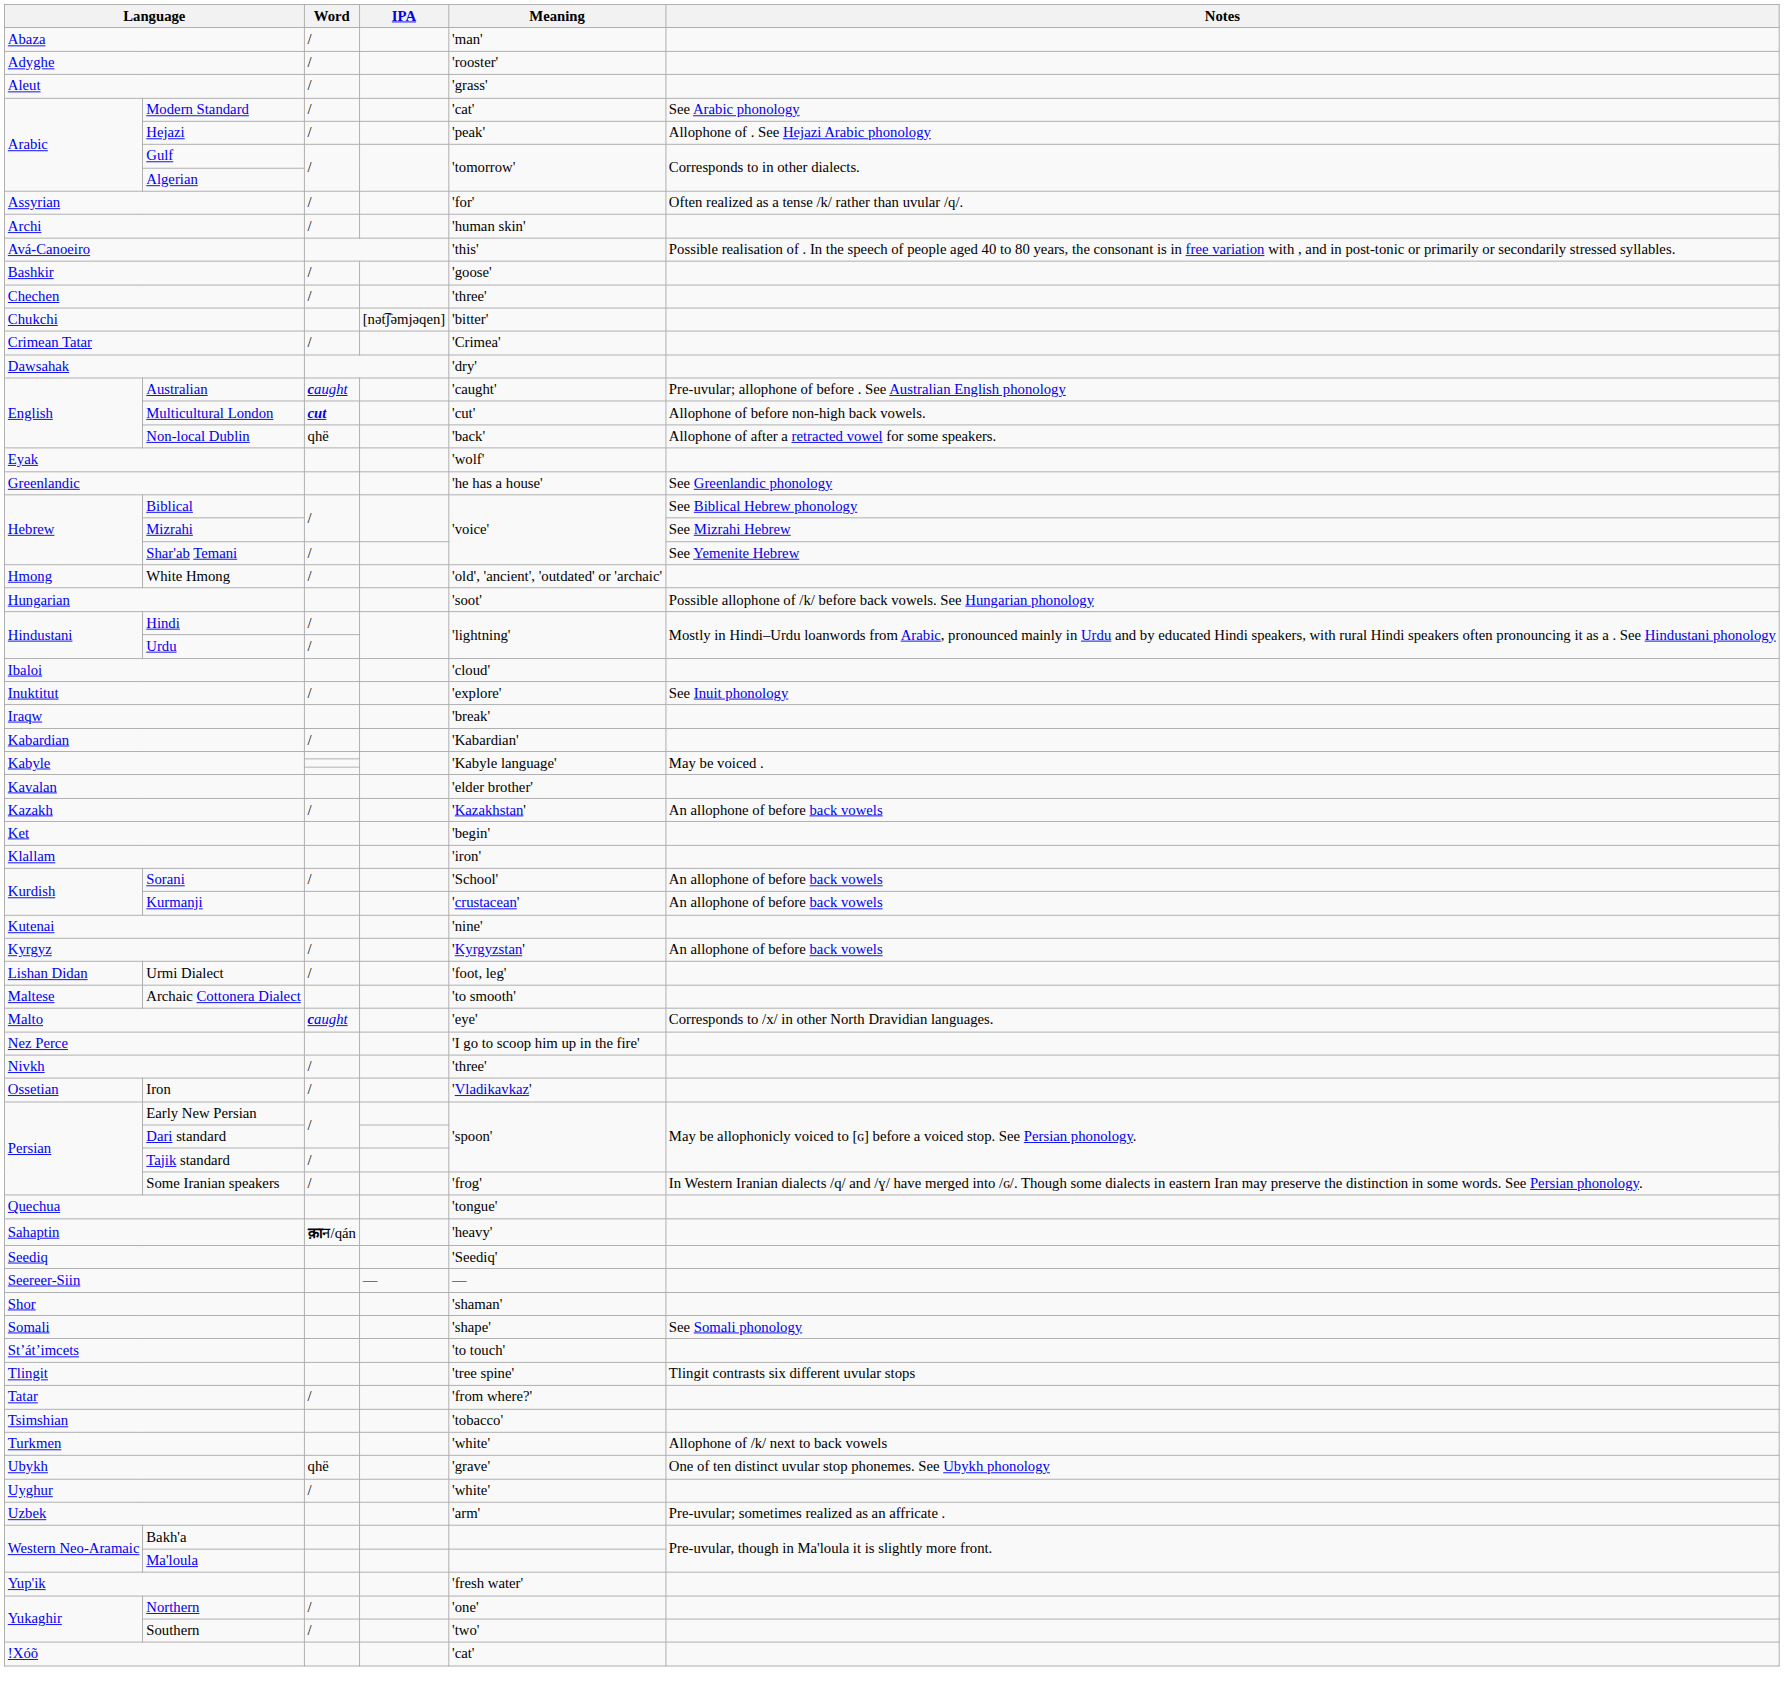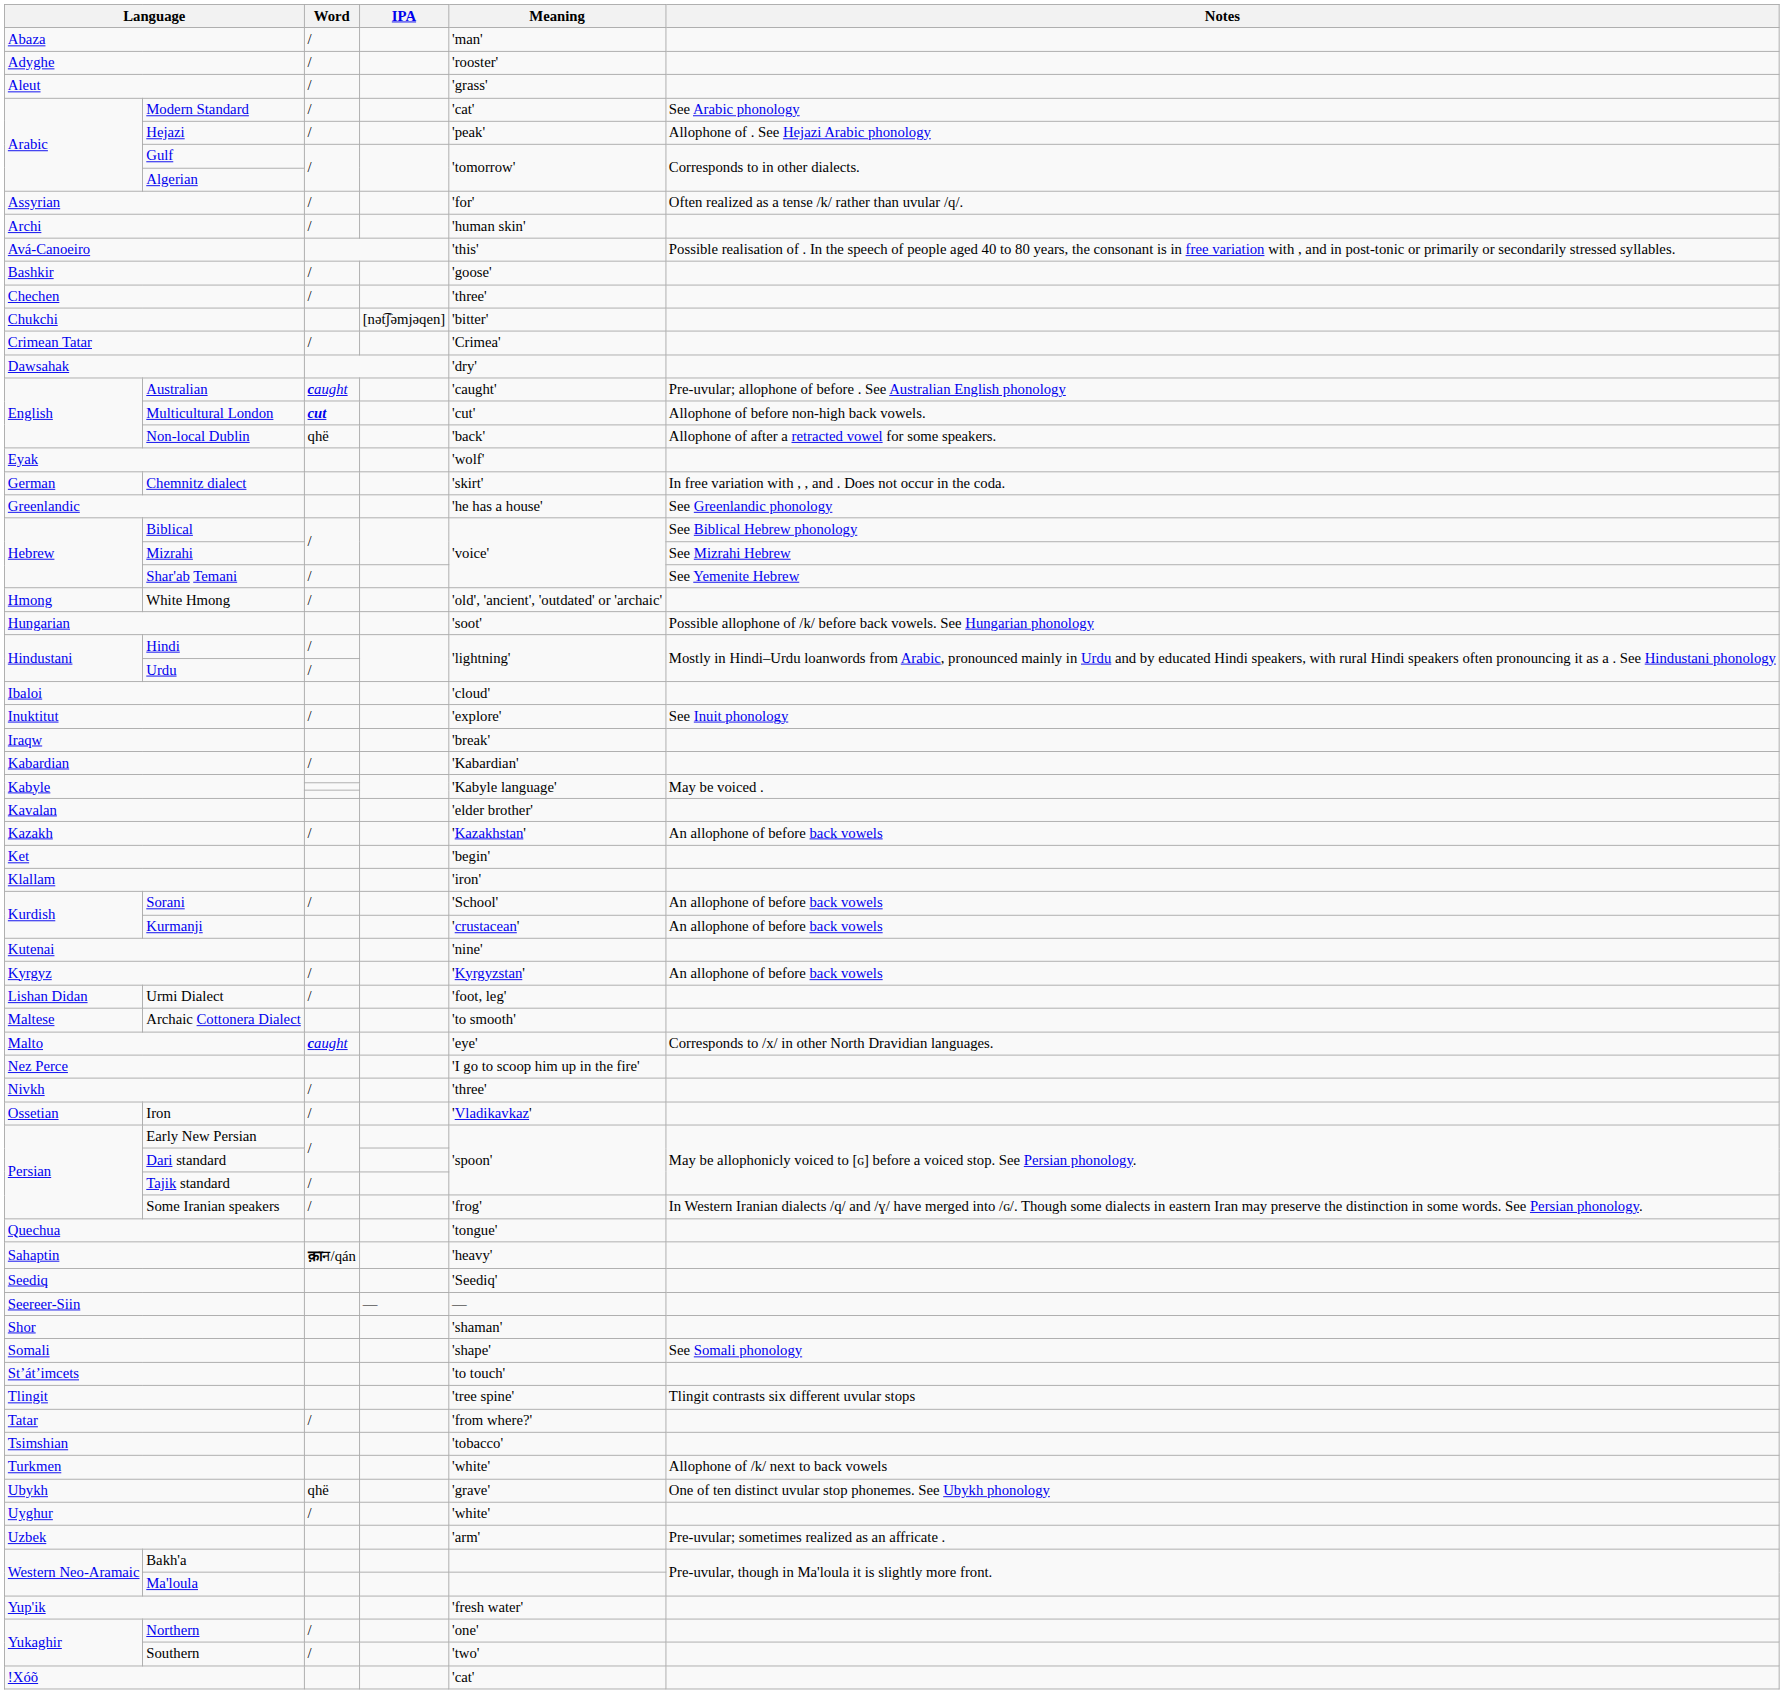+ row: (32, 483)
